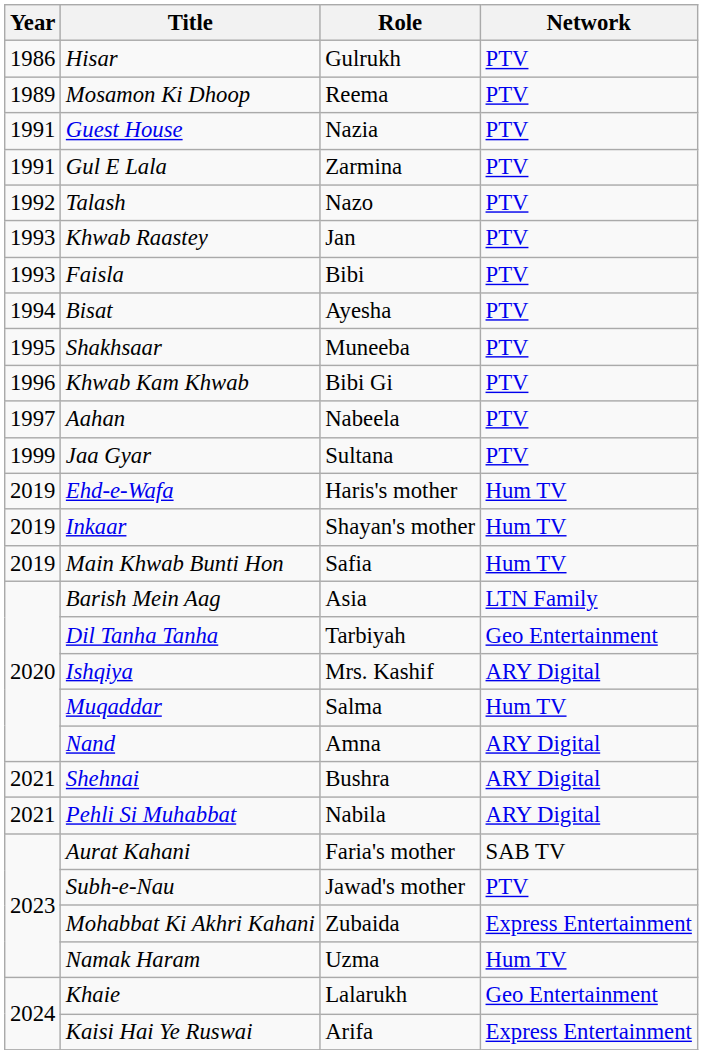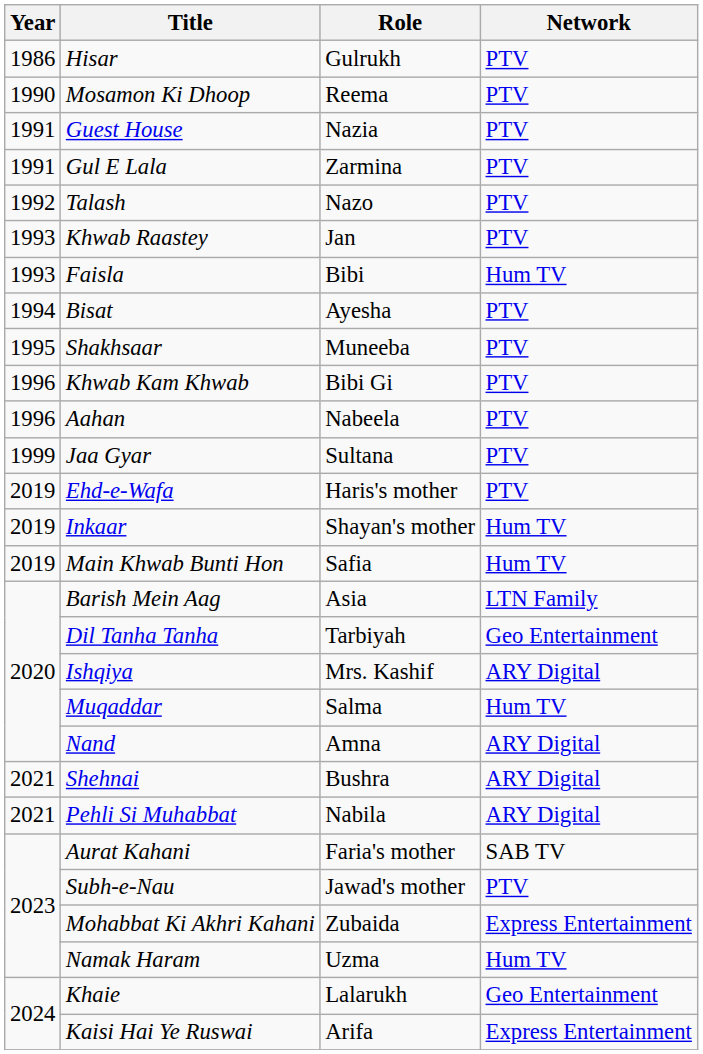(33, 94) 1989 -> (33, 94) 1990
(507, 274) PTV -> (526, 274) Hum TV
(33, 418) 1997 -> (33, 418) 1996
(526, 490) Hum TV -> (507, 490) PTV
